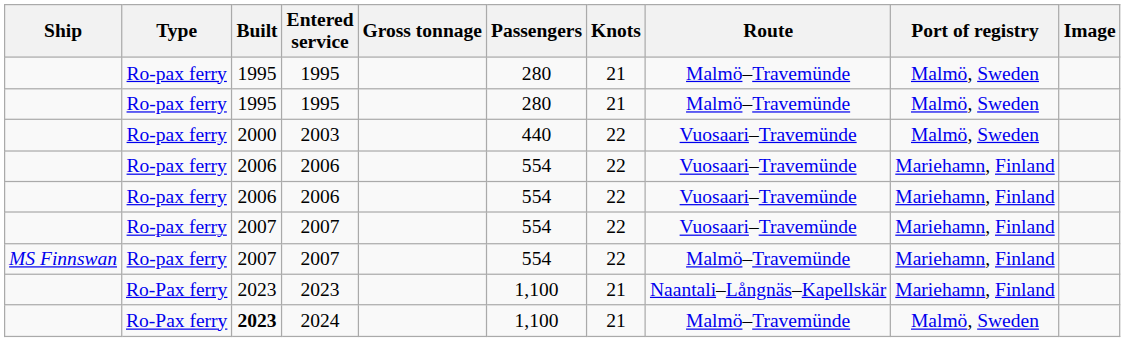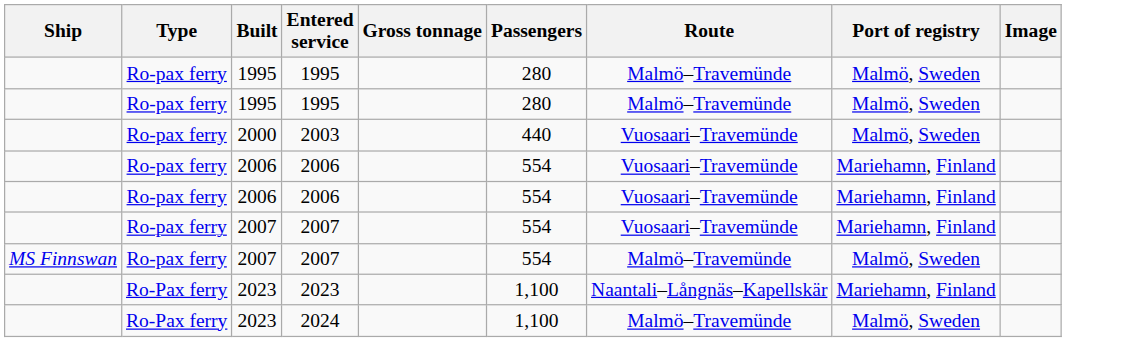- column: (616, 30)
(975, 258) Mariehamn, Finland -> (916, 258) Malmö, Sweden
(257, 320) bold -> (257, 320) normal
